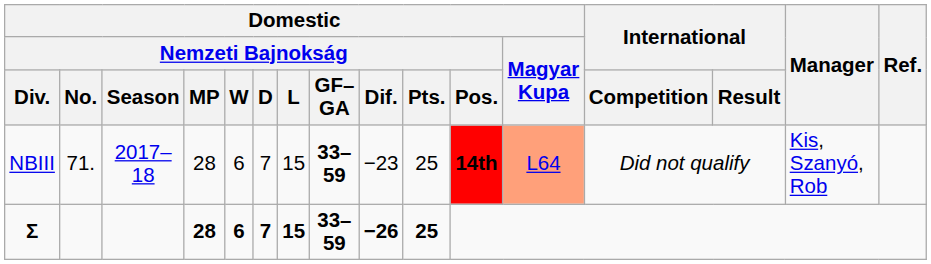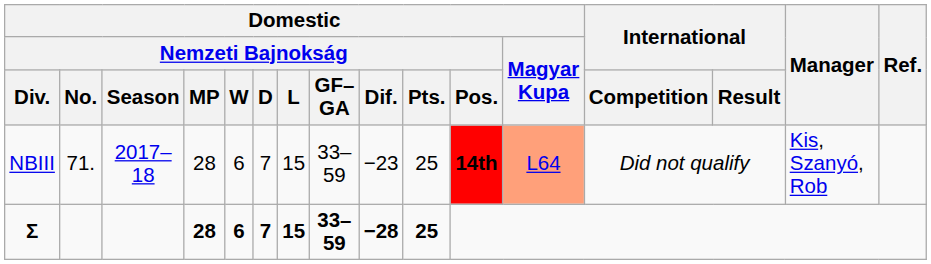(334, 164) bold -> (334, 164) normal
(381, 231) −26 -> (381, 231) −28
